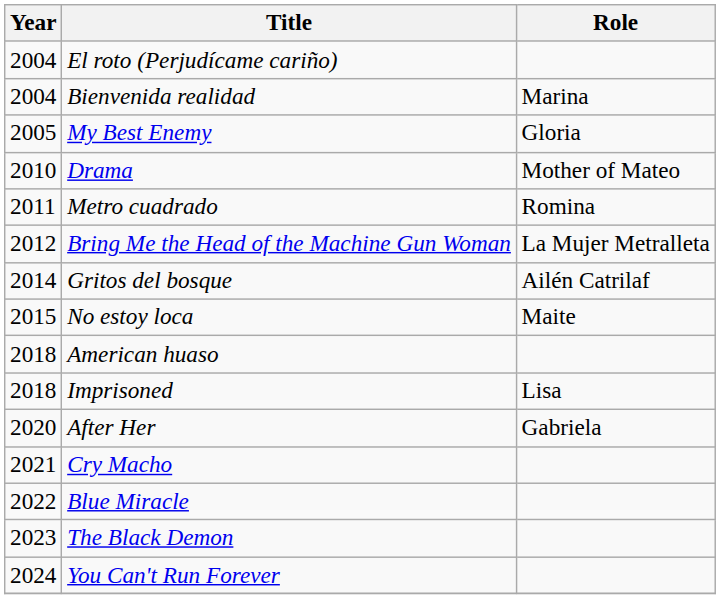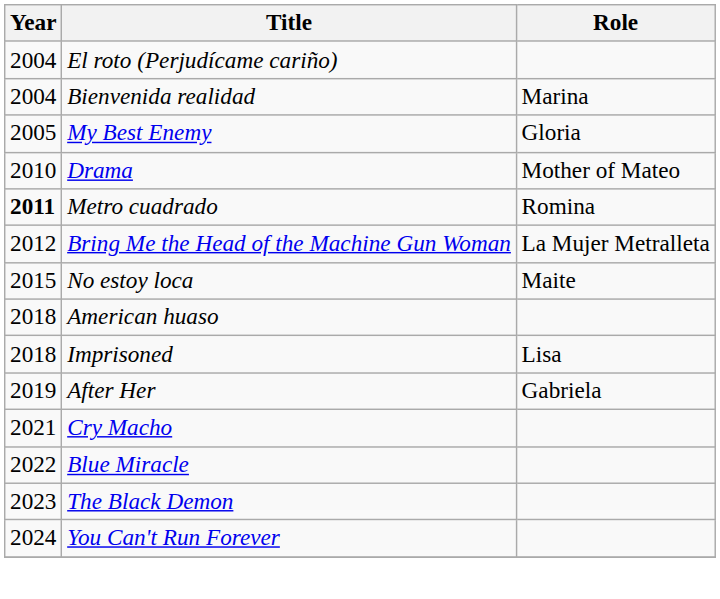(33, 206) normal -> (33, 206) bold
- row: (150, 280)
(33, 427) 2020 -> (33, 390) 2019
